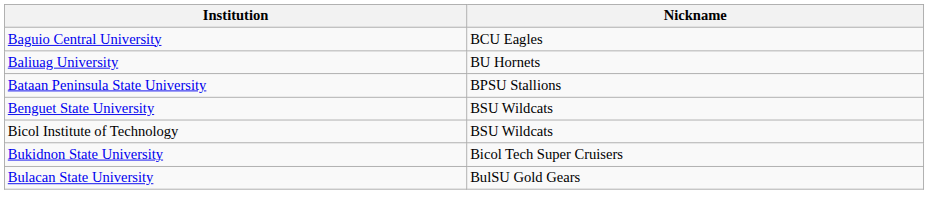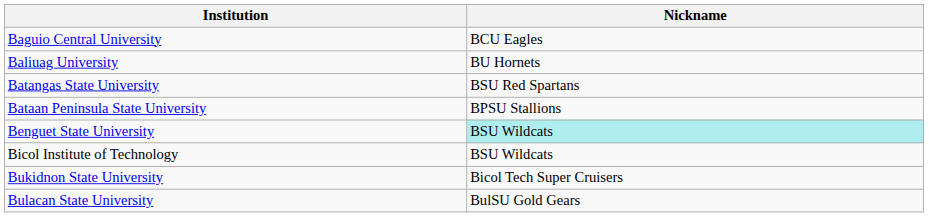+ row: (83, 85)
(512, 108) no background -> (512, 131) paleturquoise background
